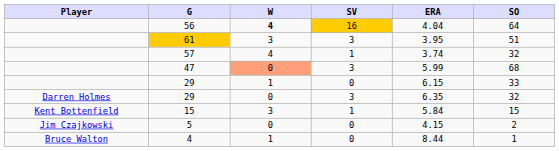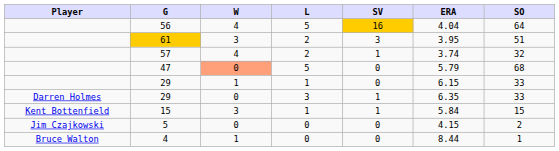+ column: (307, 11)
(270, 26) bold -> (236, 26) normal
(352, 68) 3 -> (378, 68) 0
(433, 68) 5.99 -> (448, 68) 5.79
(352, 97) 3 -> (378, 97) 1
(514, 97) 32 -> (519, 97) 33
